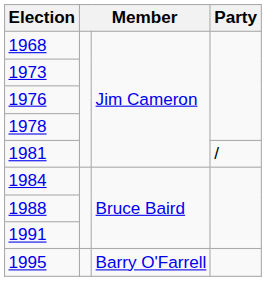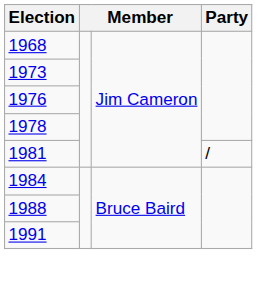- row: (28, 262)
